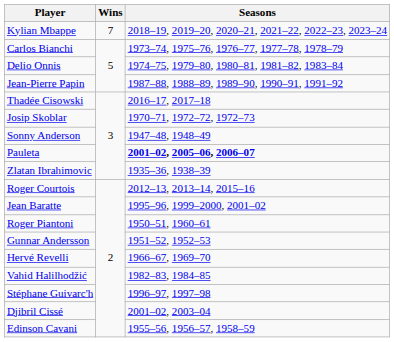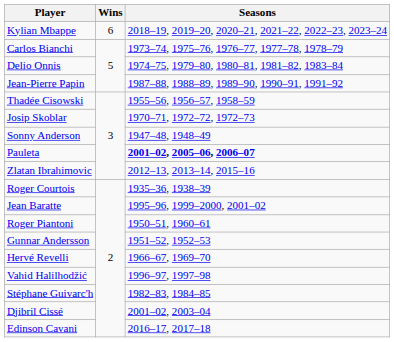(110, 30) 7 -> (110, 30) 6
(169, 100) 2016–17, 2017–18 -> (191, 100) 1955–56, 1956–57, 1958–59
(169, 170) 1935–36, 1938–39 -> (191, 170) 2012–13, 2013–14, 2015–16
(191, 188) 2012–13, 2013–14, 2015–16 -> (169, 188) 1935–36, 1938–39
(169, 275) 1982–83, 1984–85 -> (169, 275) 1996–97, 1997–98
(169, 293) 1996–97, 1997–98 -> (169, 293) 1982–83, 1984–85
(191, 328) 1955–56, 1956–57, 1958–59 -> (169, 328) 2016–17, 2017–18
